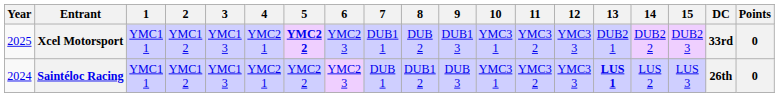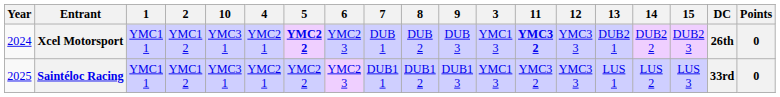columns swapped: (225, 14) <-> (496, 14)
(19, 41) 2025 -> (19, 41) 2024
(383, 41) DUB1 1 -> (383, 41) DUB 1
(457, 41) DUB1 3 -> (457, 41) DUB 3
(535, 41) normal -> (536, 41) bold
(721, 41) 33rd -> (722, 41) 26th
(19, 75) 2024 -> (19, 75) 2025
(383, 75) DUB 1 -> (383, 75) DUB1 1
(457, 75) DUB 3 -> (457, 75) DUB1 3
(613, 75) bold -> (614, 75) normal
(721, 75) 26th -> (722, 75) 33rd
